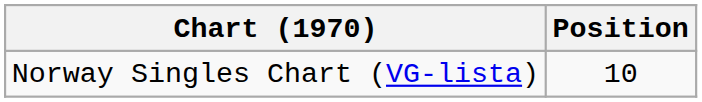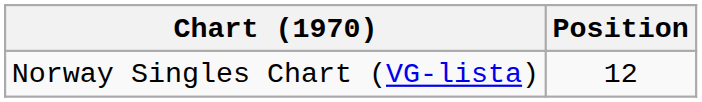(621, 74) 10 -> (621, 74) 12
